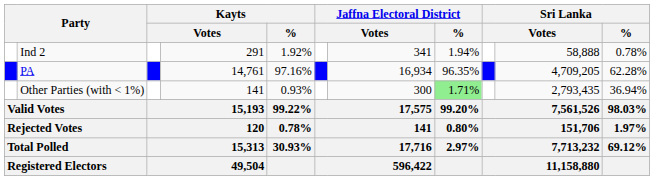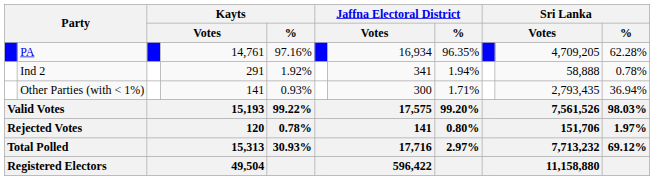rows swapped: (27, 71) <-> (33, 52)
(464, 90) lightgreen background -> (464, 90) no background
